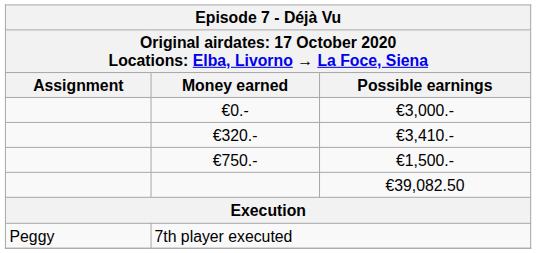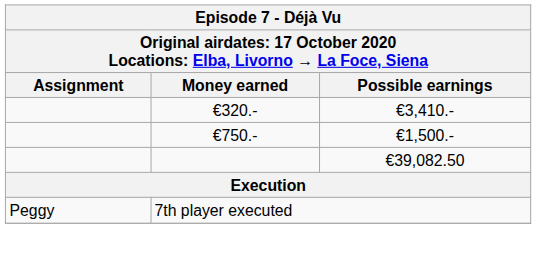- row: (235, 110)
